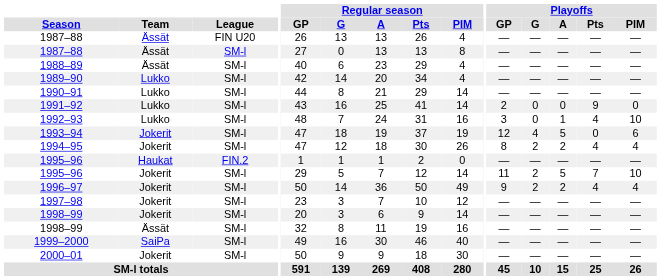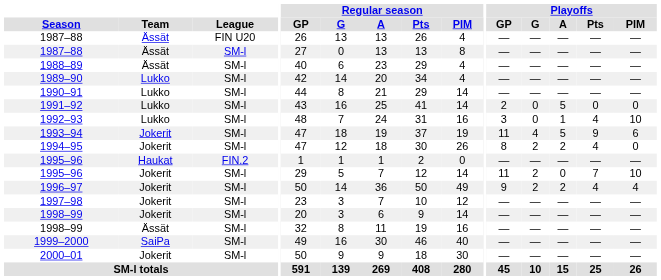(563, 106) 0 -> (563, 106) 5
(595, 106) 9 -> (595, 106) 0
(504, 133) 12 -> (504, 133) 11
(595, 133) 0 -> (595, 133) 9
(636, 146) 4 -> (636, 146) 0
(563, 174) 5 -> (563, 174) 0
